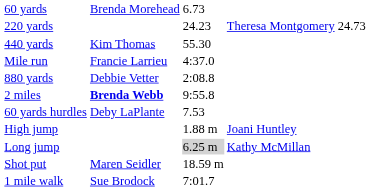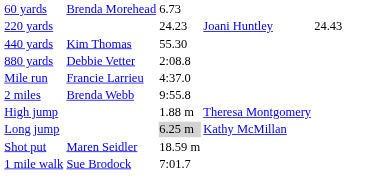(281, 26) Theresa Montgomery -> (238, 26) Joani Huntley
(352, 26) 24.73 -> (328, 26) 24.43
rows swapped: (29, 78) <-> (26, 60)
(127, 95) bold -> (100, 95) normal
- row: (46, 112)
(262, 129) Joani Huntley -> (257, 112) Theresa Montgomery
